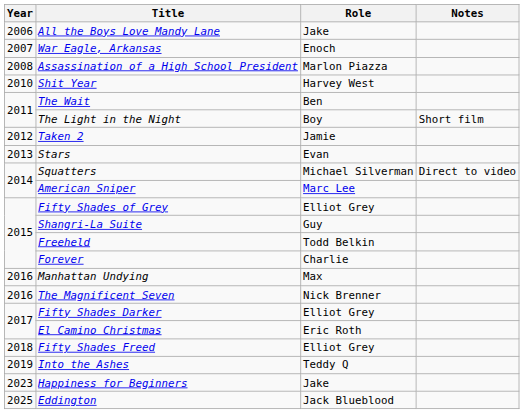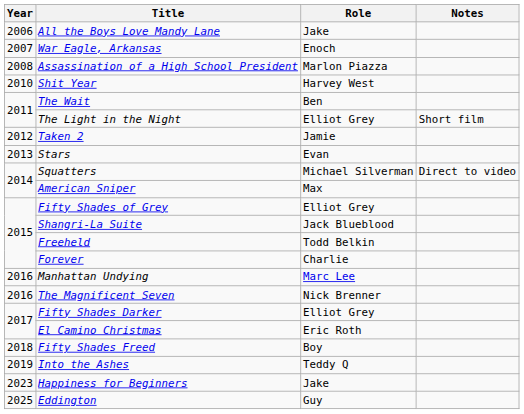(313, 119) Boy -> (339, 119) Elliot Grey
(329, 189) Marc Lee -> (313, 189) Max
(313, 224) Guy -> (349, 224) Jack Blueblood
(313, 277) Max -> (329, 277) Marc Lee
(339, 347) Elliot Grey -> (313, 347) Boy
(349, 400) Jack Blueblood -> (313, 400) Guy
